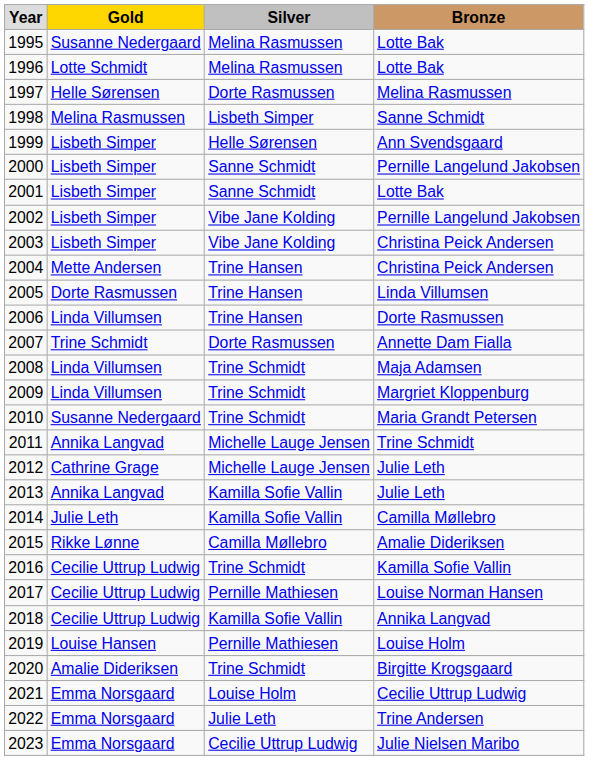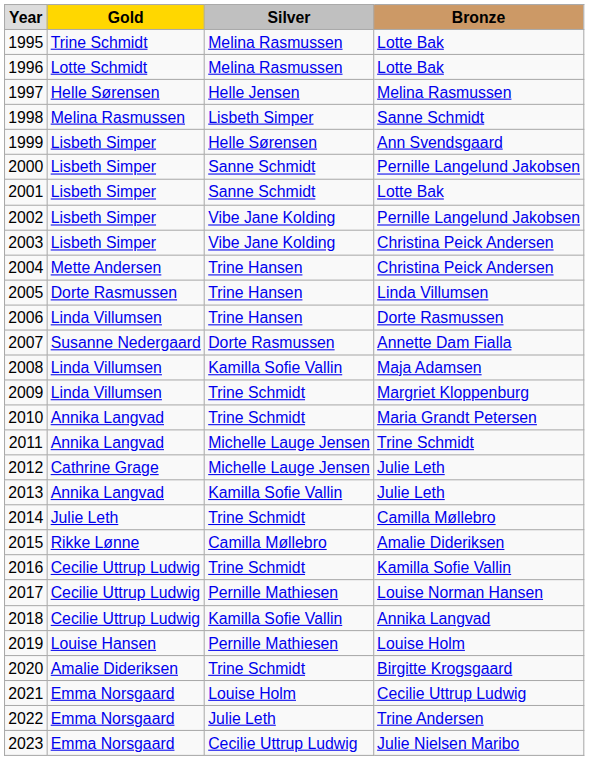(126, 42) Susanne Nedergaard -> (99, 42) Trine Schmidt
(271, 92) Dorte Rasmussen -> (254, 92) Helle Jensen
(99, 343) Trine Schmidt -> (126, 343) Susanne Nedergaard
(257, 368) Trine Schmidt -> (275, 368) Kamilla Sofie Vallin
(126, 418) Susanne Nedergaard -> (107, 418) Annika Langvad
(275, 518) Kamilla Sofie Vallin -> (257, 518) Trine Schmidt
